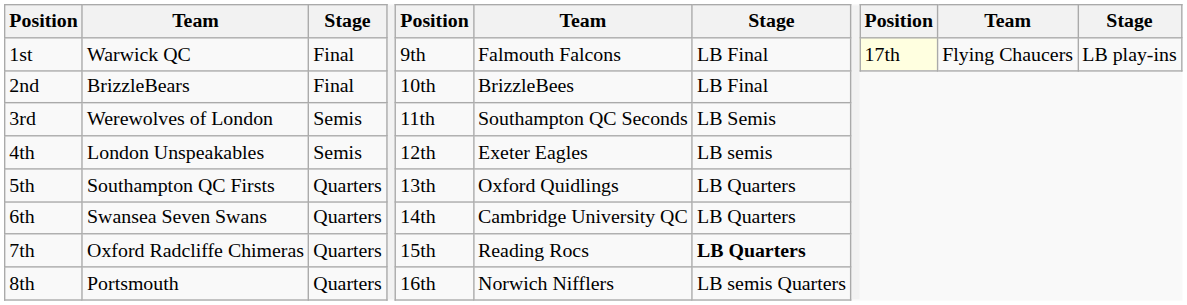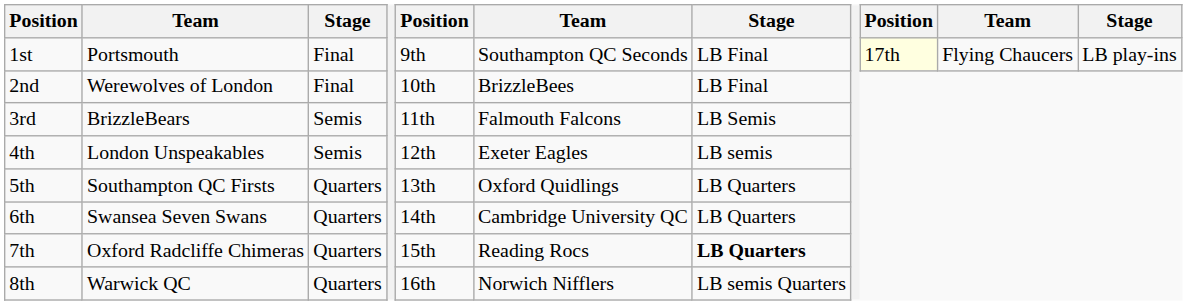(139, 54) Warwick QC -> (133, 54) Portsmouth
(549, 54) Falmouth Falcons -> (583, 54) Southampton QC Seconds
(138, 86) BrizzleBears -> (180, 86) Werewolves of London
(180, 119) Werewolves of London -> (138, 119) BrizzleBears
(583, 119) Southampton QC Seconds -> (549, 119) Falmouth Falcons
(133, 283) Portsmouth -> (139, 283) Warwick QC
